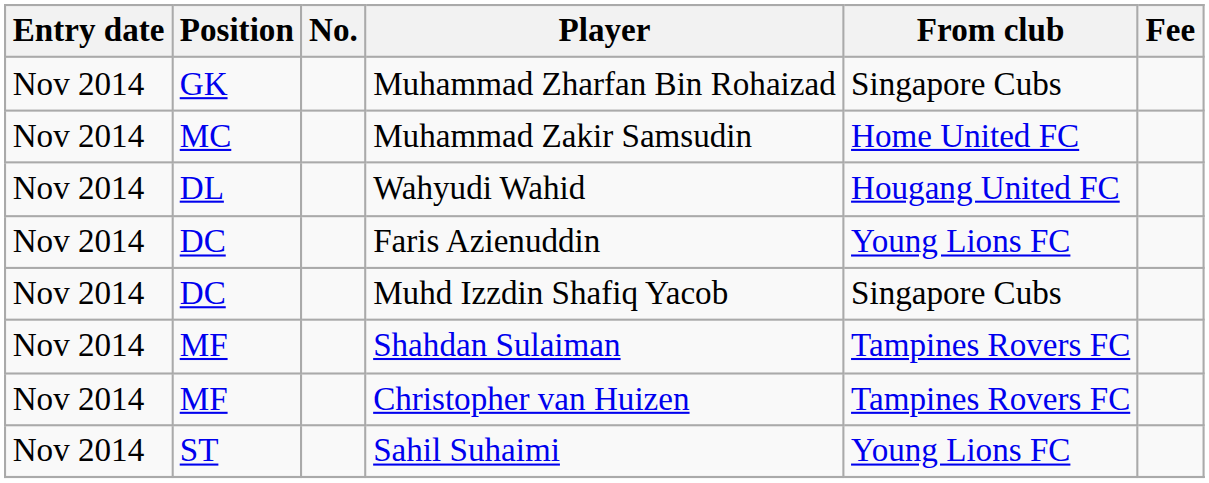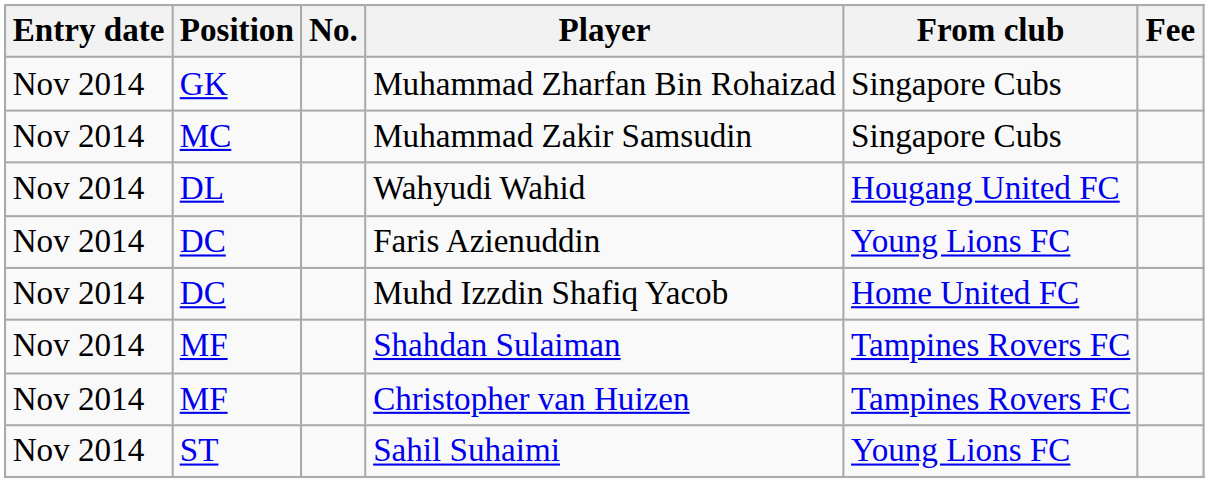(965, 135) Home United FC -> (956, 135) Singapore Cubs
(956, 293) Singapore Cubs -> (965, 293) Home United FC
